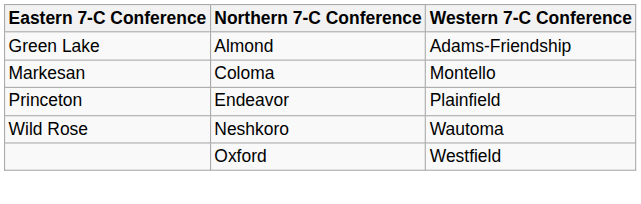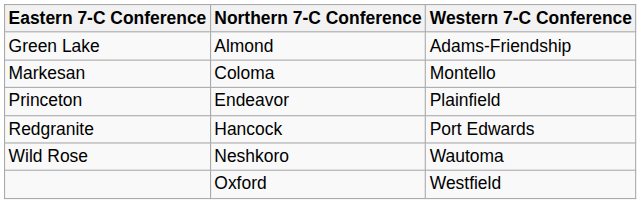+ row: (51, 128)
